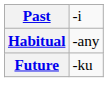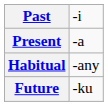+ row: (37, 40)
